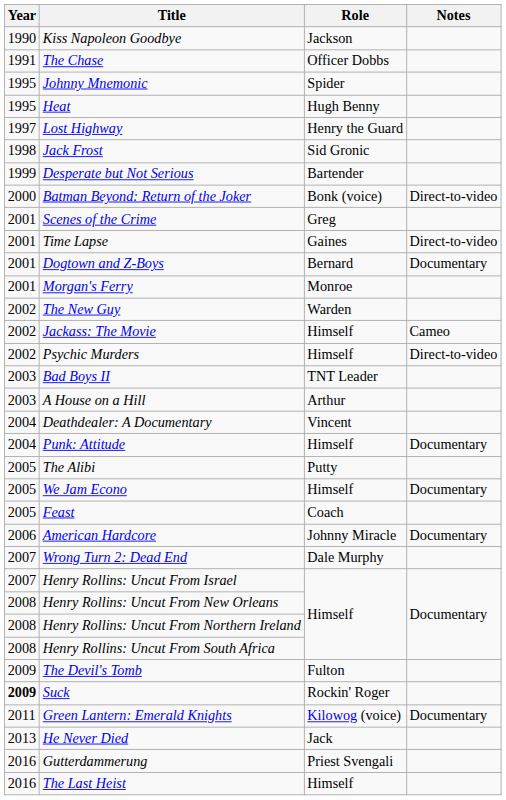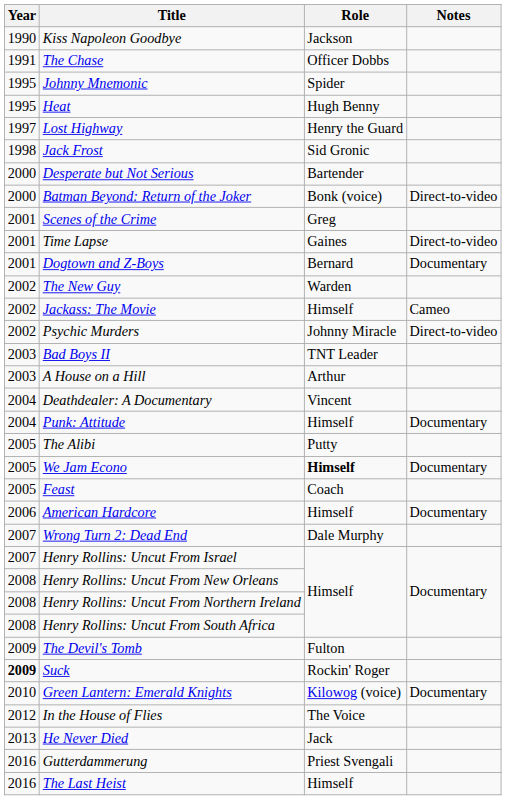(22, 173) 1999 -> (22, 173) 2000
- row: (88, 286)
(330, 354) Himself -> (352, 331) Johnny Miracle
(330, 490) normal -> (331, 467) bold
(352, 535) Johnny Miracle -> (330, 512) Himself
(22, 715) 2011 -> (22, 693) 2010
+ row: (102, 715)
